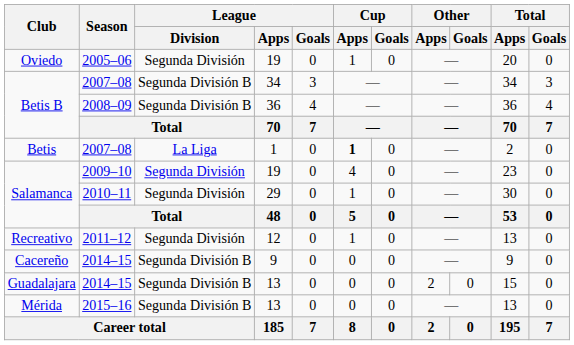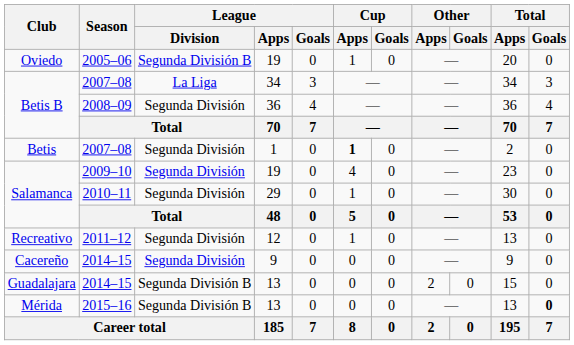(195, 60) Segunda División -> (195, 60) Segunda División B
(195, 82) Segunda División B -> (195, 82) La Liga
(195, 104) Segunda División B -> (195, 104) Segunda División
(195, 149) La Liga -> (195, 149) Segunda División
(195, 261) Segunda División B -> (195, 261) Segunda División
(549, 305) normal -> (549, 305) bold
